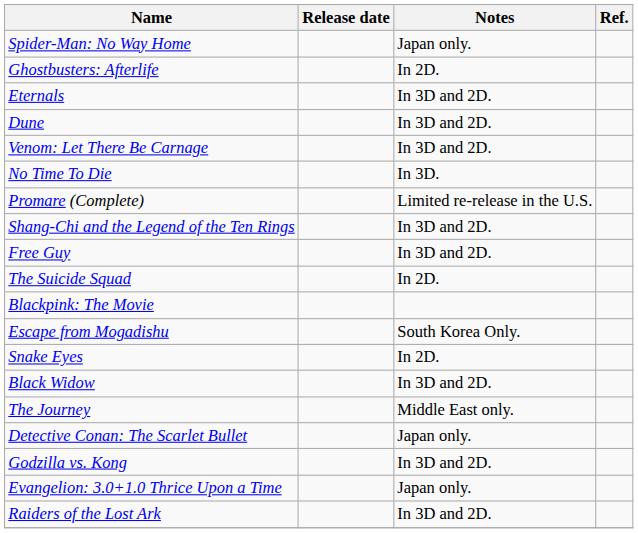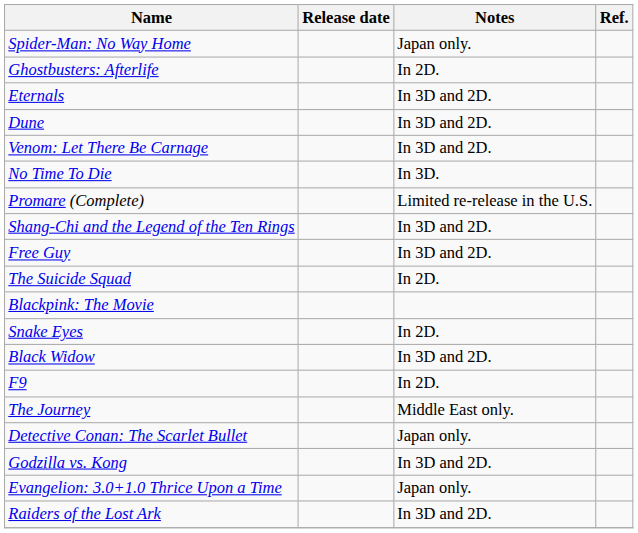- row: (89, 331)
+ row: (17, 383)
